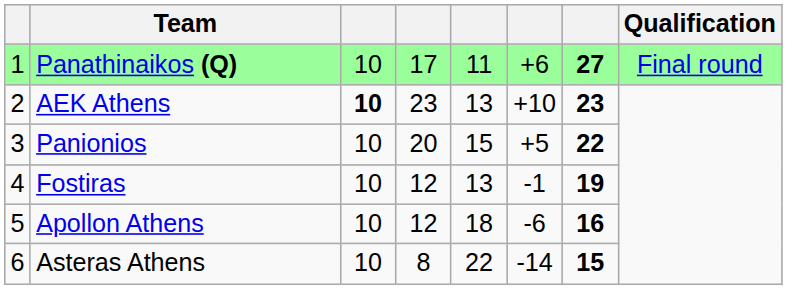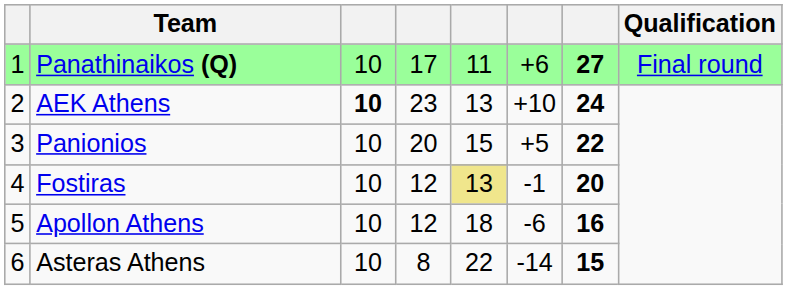(590, 104) 23 -> (590, 104) 24
(479, 183) no background -> (479, 183) khaki background
(590, 183) 19 -> (590, 183) 20
